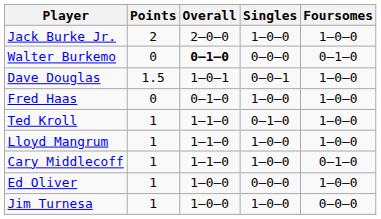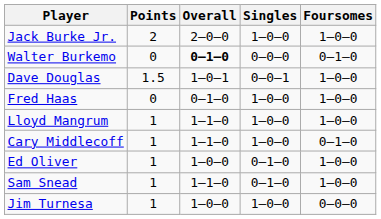- row: (42, 120)
(270, 183) 0–0–0 -> (270, 162) 0–1–0
+ row: (42, 183)
